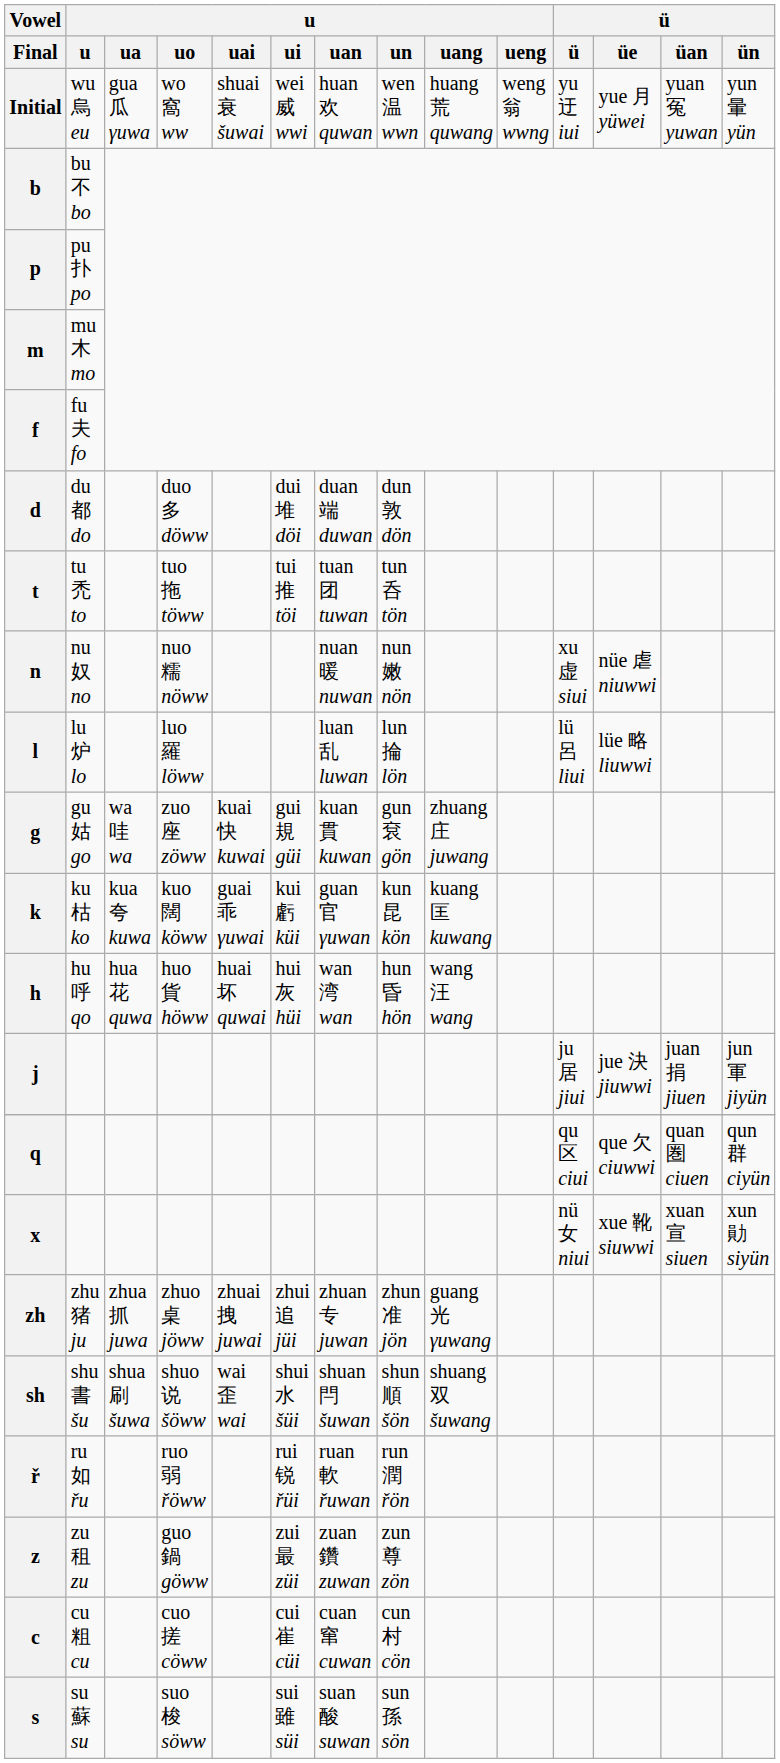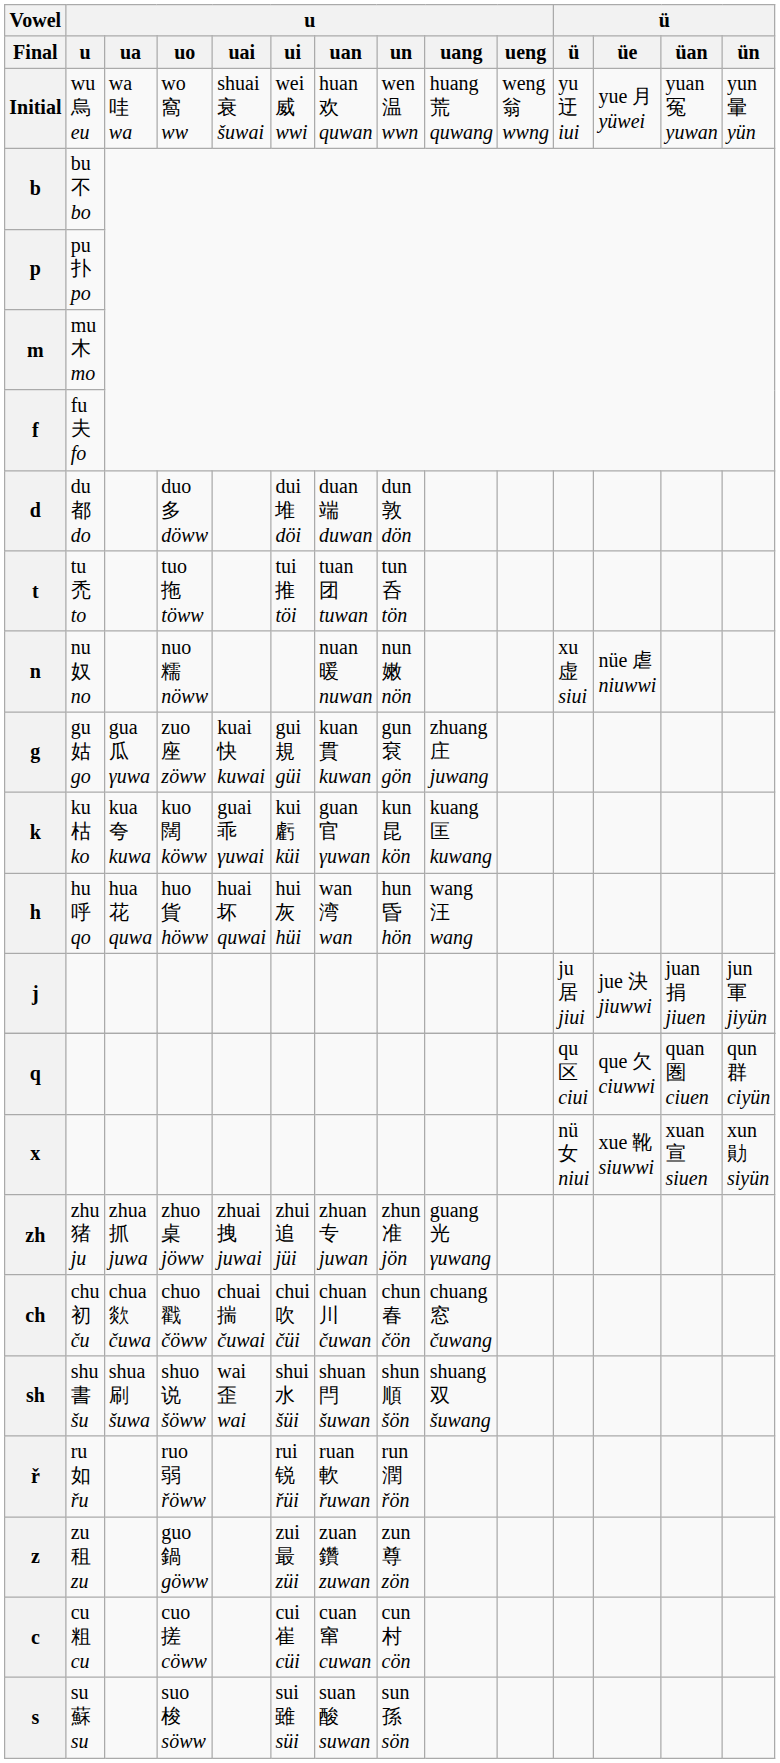(129, 108) gua 瓜 γuwa -> (120, 108) wa 哇 wa
- row: (35, 751)
(120, 832) wa 哇 wa -> (129, 751) gua 瓜 γuwa
+ row: (35, 1315)
